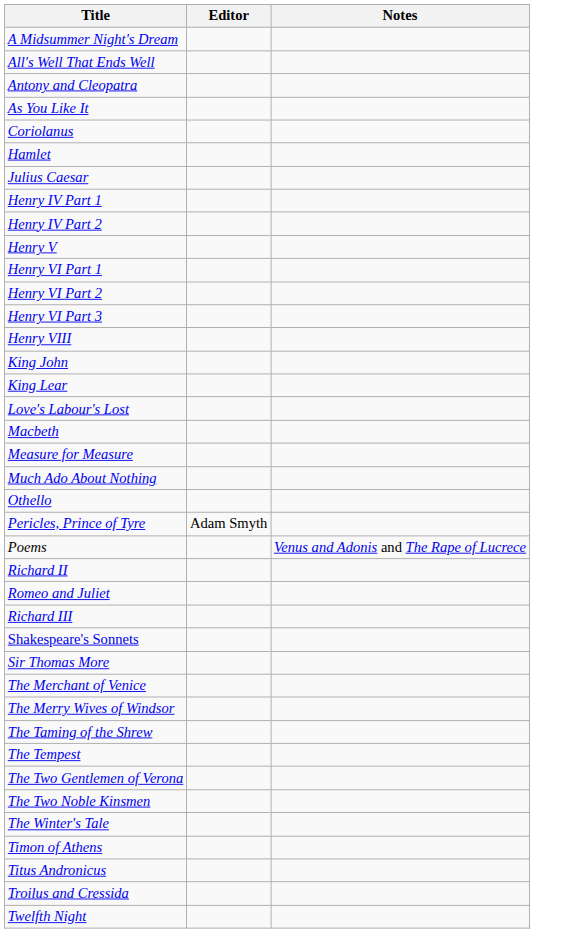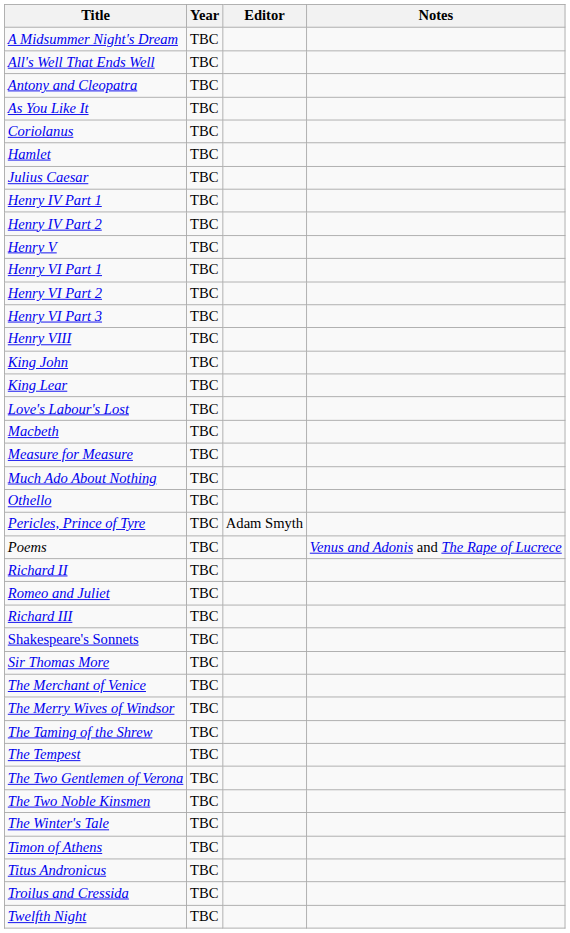+ column: (205, 16)
